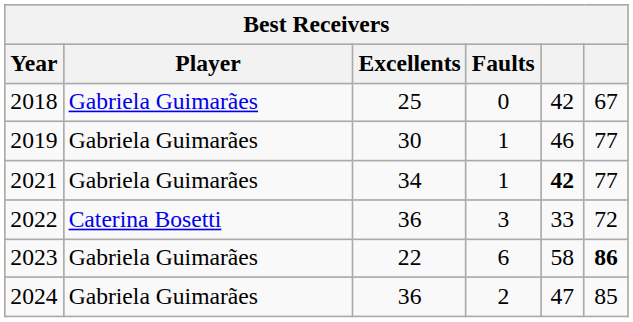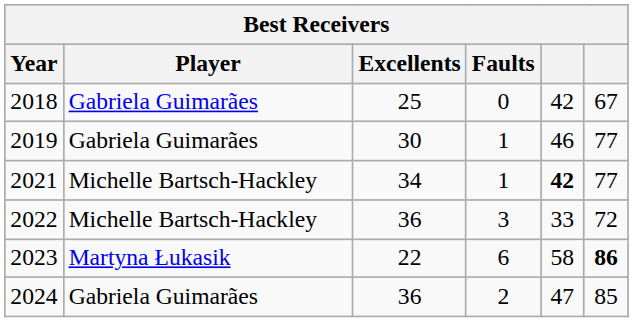(163, 180) Gabriela Guimarães -> (193, 180) Michelle Bartsch-Hackley
(145, 219) Caterina Bosetti -> (193, 219) Michelle Bartsch-Hackley
(163, 258) Gabriela Guimarães -> (150, 258) Martyna Łukasik
